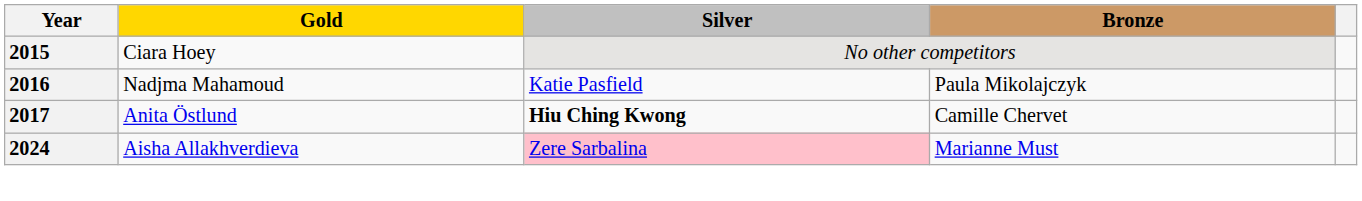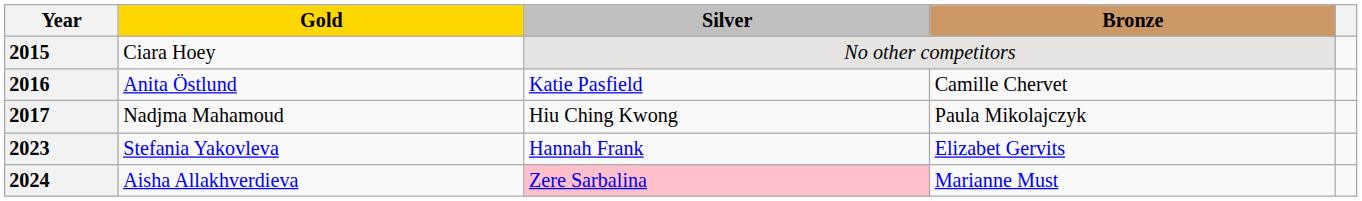(204, 84) Nadjma Mahamoud -> (180, 84) Anita Östlund
(1011, 84) Paula Mikolajczyk -> (1001, 84) Camille Chervet
(180, 116) Anita Östlund -> (204, 116) Nadjma Mahamoud
(607, 116) bold -> (603, 116) normal
(1001, 116) Camille Chervet -> (1011, 116) Paula Mikolajczyk
+ row: (29, 148)
